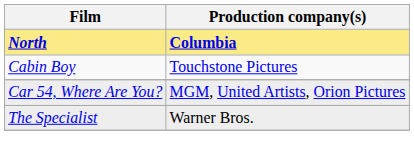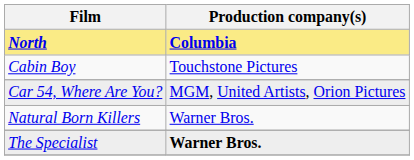+ row: (74, 117)
(212, 117) normal -> (216, 142) bold
